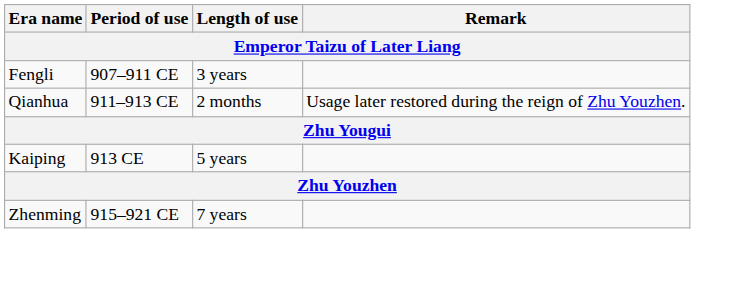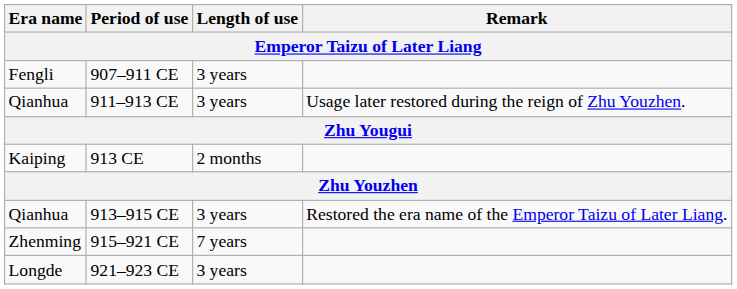(229, 102) 2 months -> (222, 102) 3 years
(222, 158) 5 years -> (229, 158) 2 months
+ row: (135, 213)
+ row: (135, 269)
